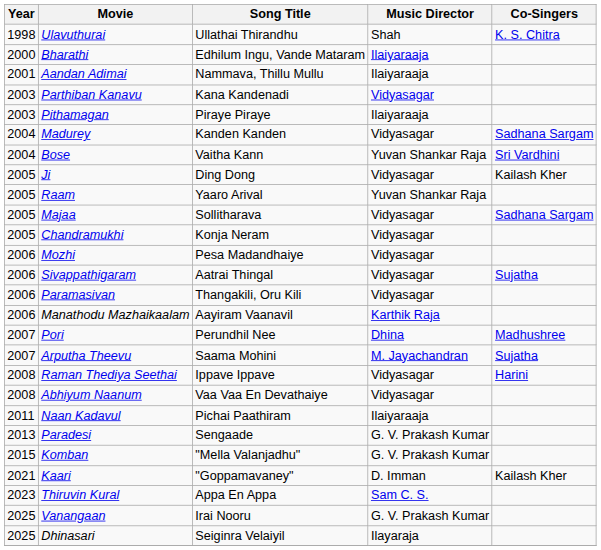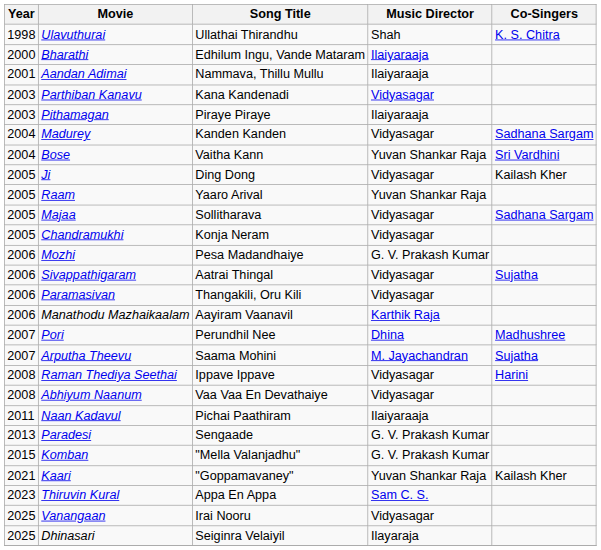(402, 255) Vidyasagar -> (430, 255) G. V. Prakash Kumar
(398, 475) D. Imman -> (429, 475) Yuvan Shankar Raja
(430, 515) G. V. Prakash Kumar -> (402, 515) Vidyasagar
